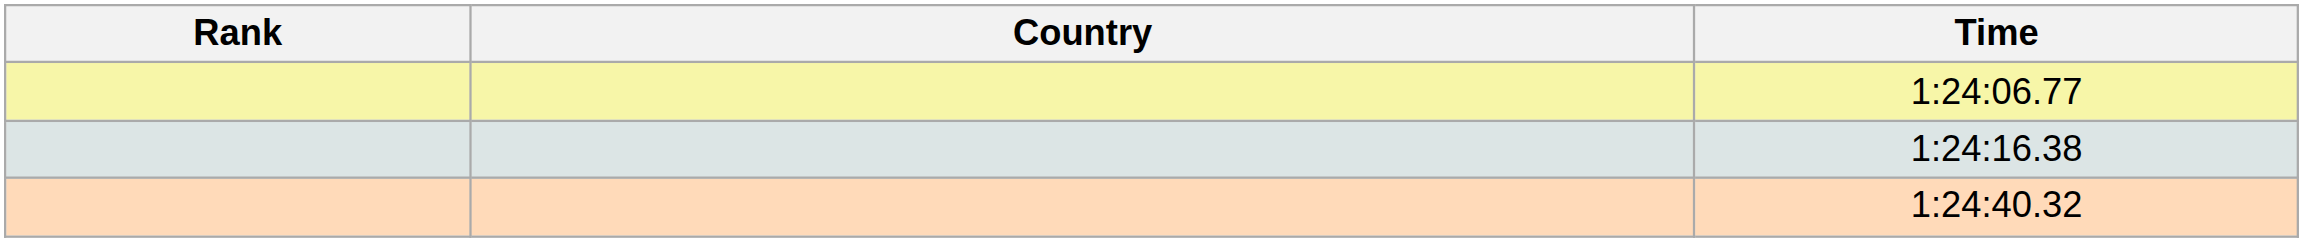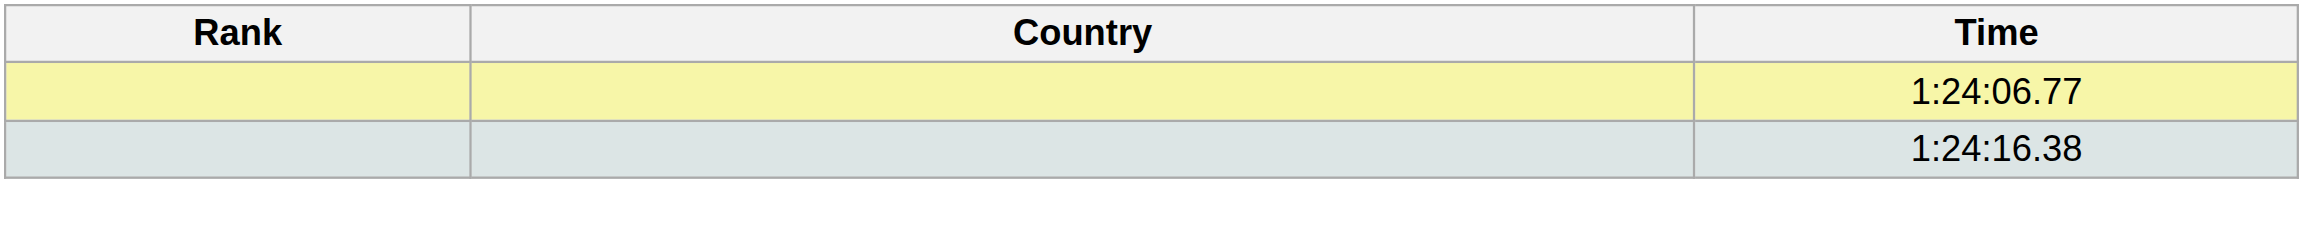- row: (1997, 206)
